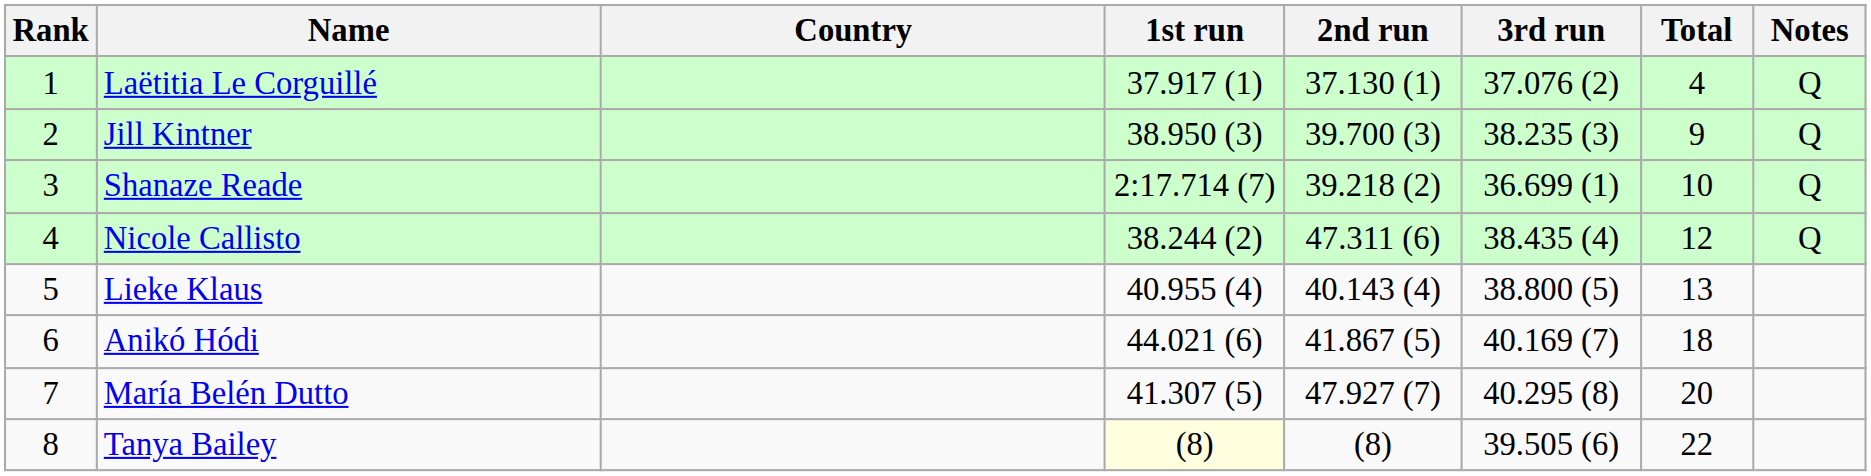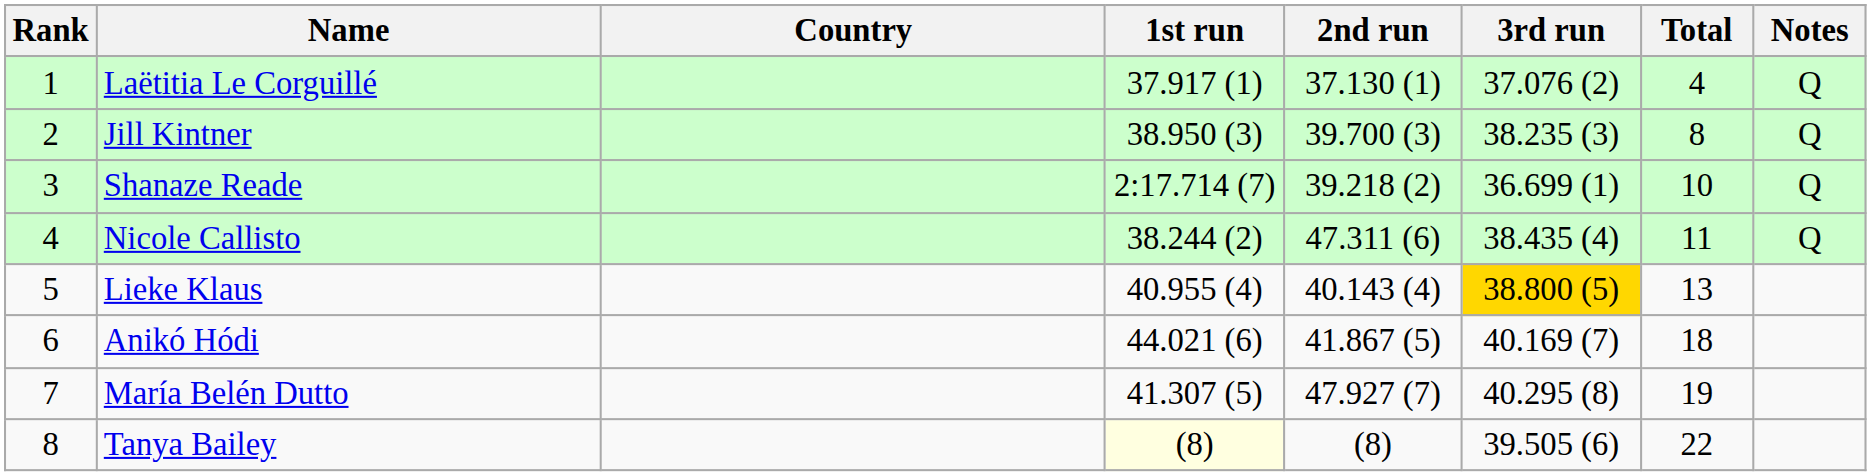(1697, 133) 9 -> (1697, 133) 8
(1697, 237) 12 -> (1697, 237) 11
(1551, 289) no background -> (1551, 289) gold background
(1697, 392) 20 -> (1697, 392) 19
